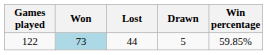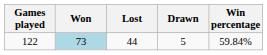(236, 41) 59.85% -> (236, 41) 59.84%
